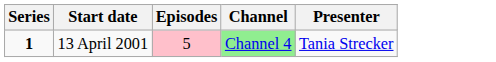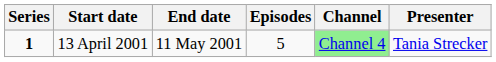+ column: (199, 17)
(187, 43) pink background -> (280, 43) no background
